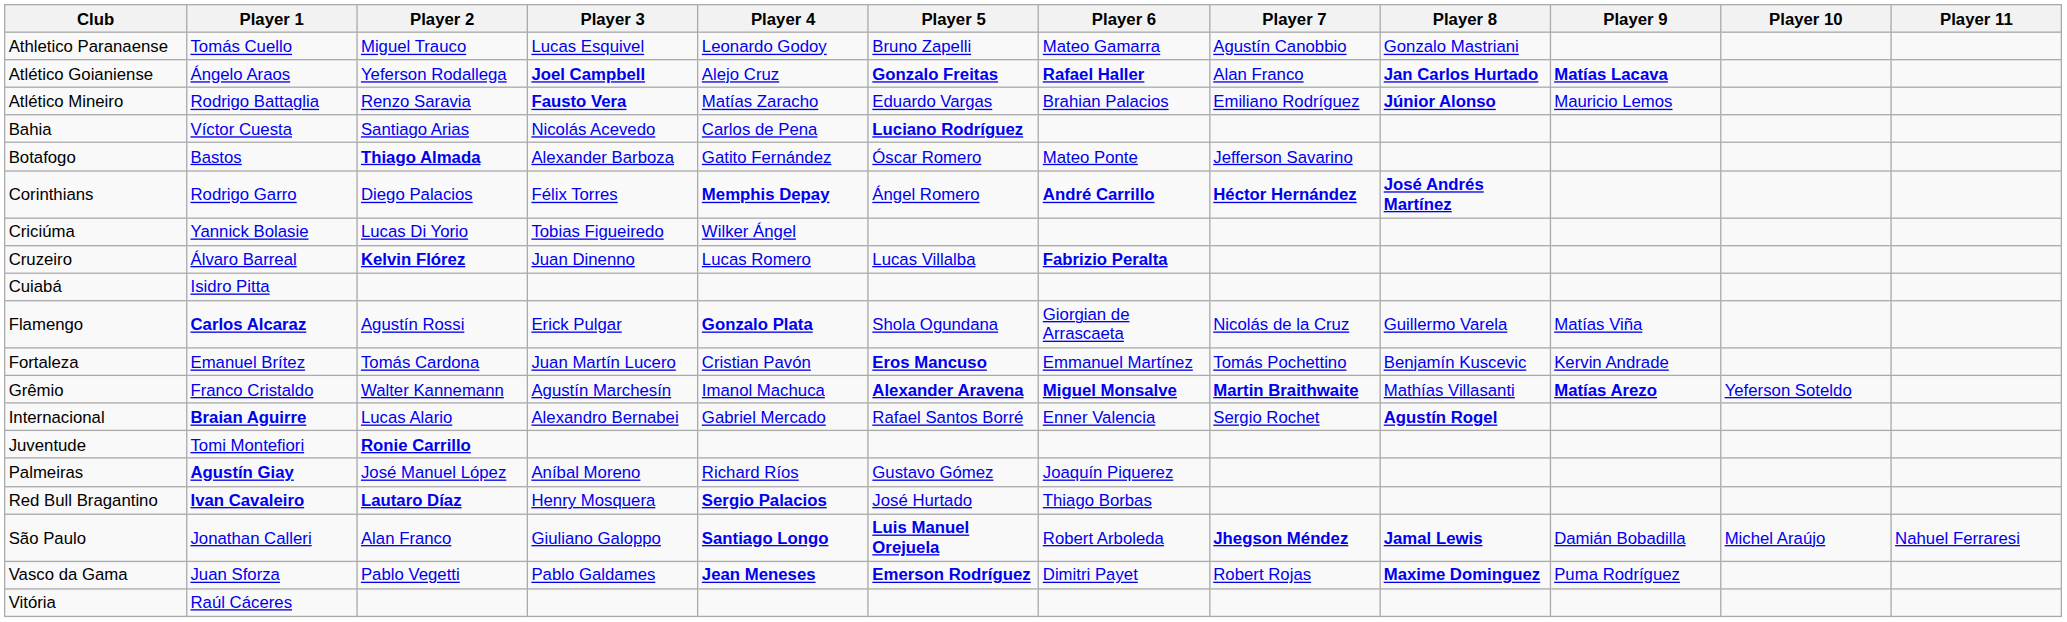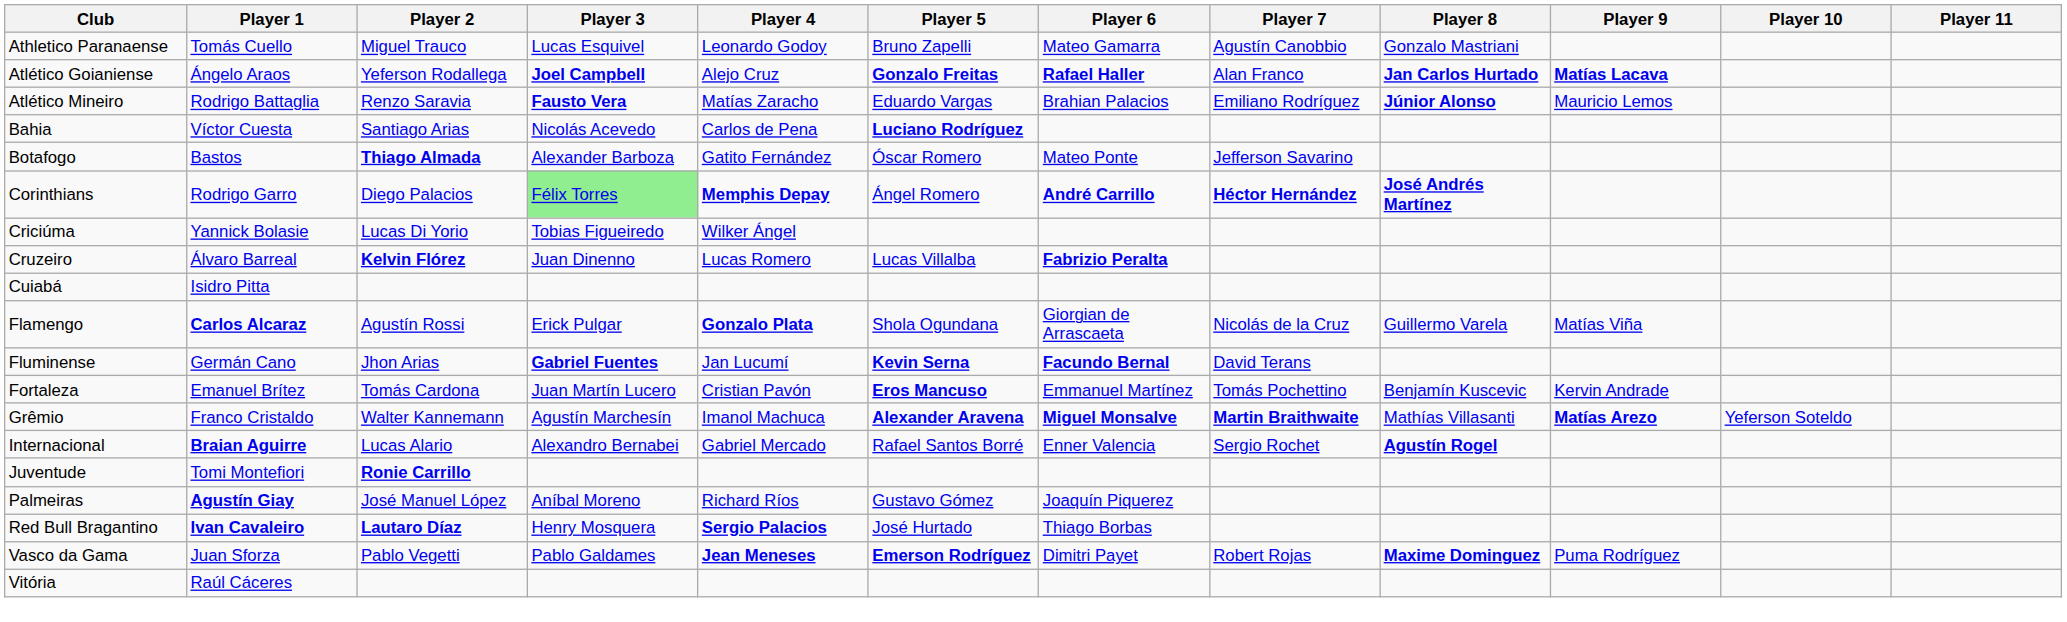(575, 194) no background -> (575, 194) lightgreen background
+ row: (52, 362)
- row: (47, 537)
